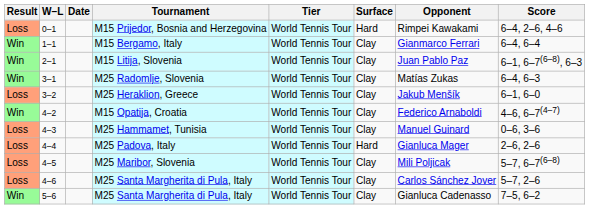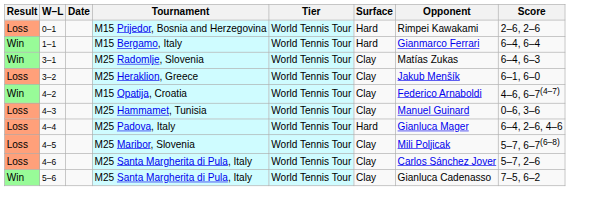(532, 28) 6–4, 2–6, 4–6 -> (520, 28) 2–6, 2–6
(366, 44) Clay -> (367, 44) Hard
- row: (49, 62)
(520, 145) 2–6, 2–6 -> (532, 127) 6–4, 2–6, 4–6
